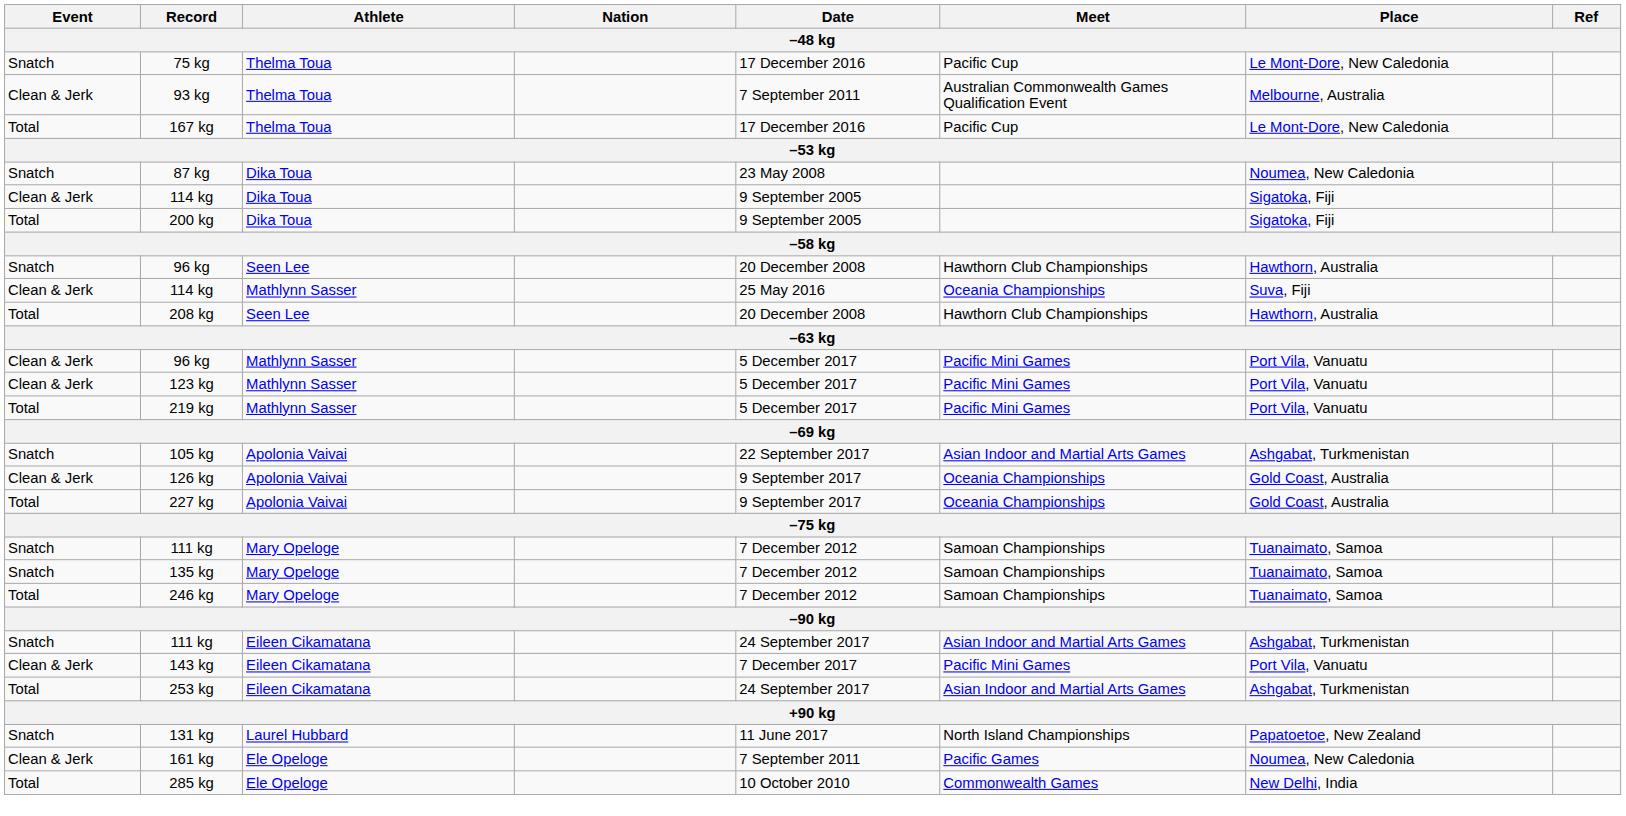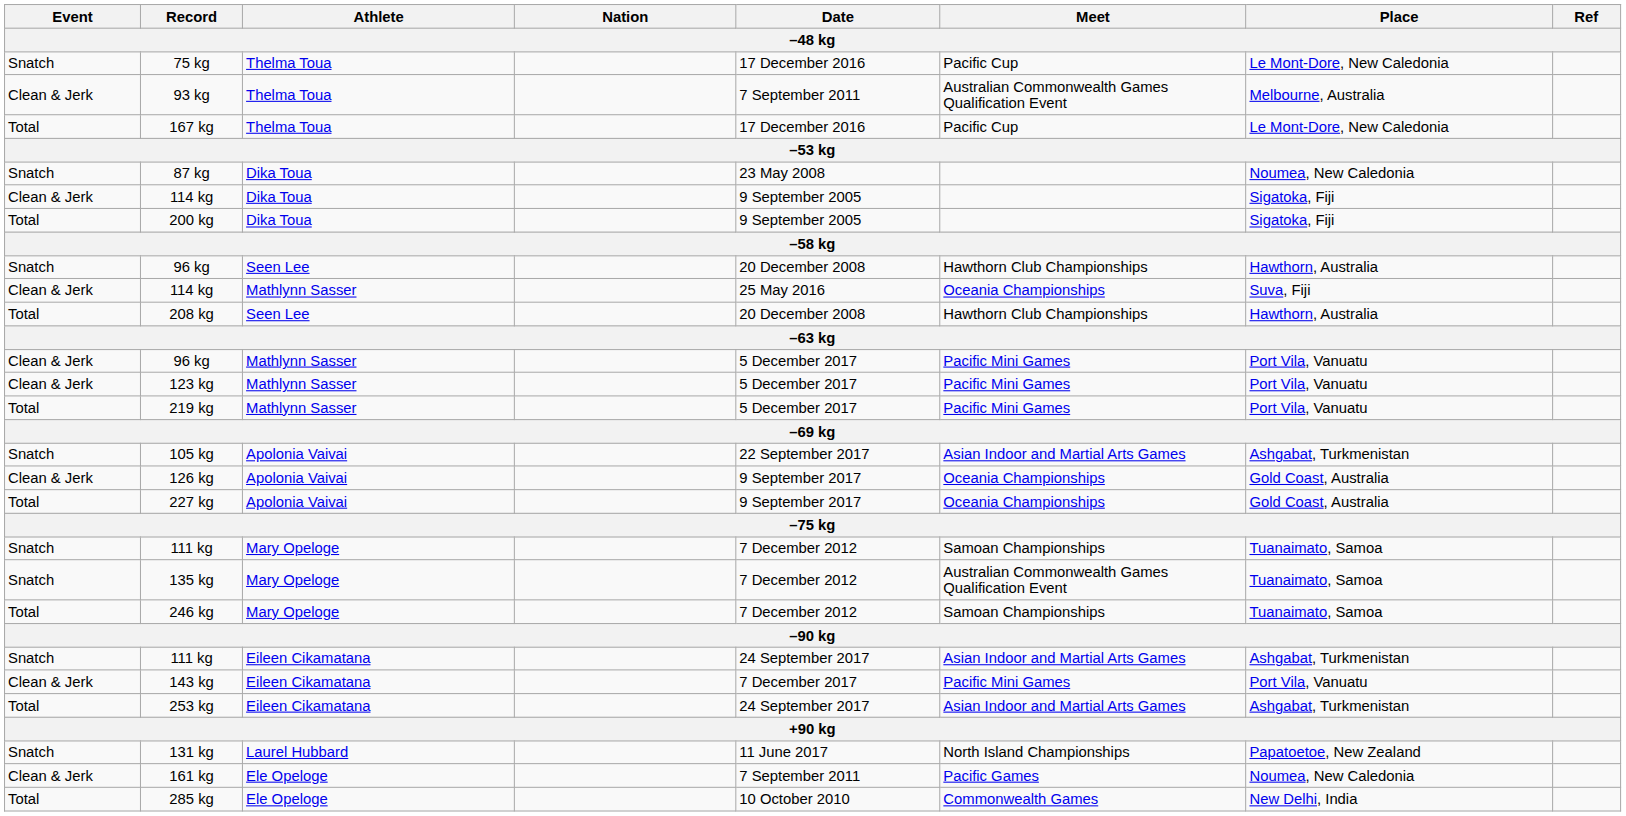(1024, 572) Samoan Championships -> (1056, 580) Australian Commonwealth Games Qualification Event
